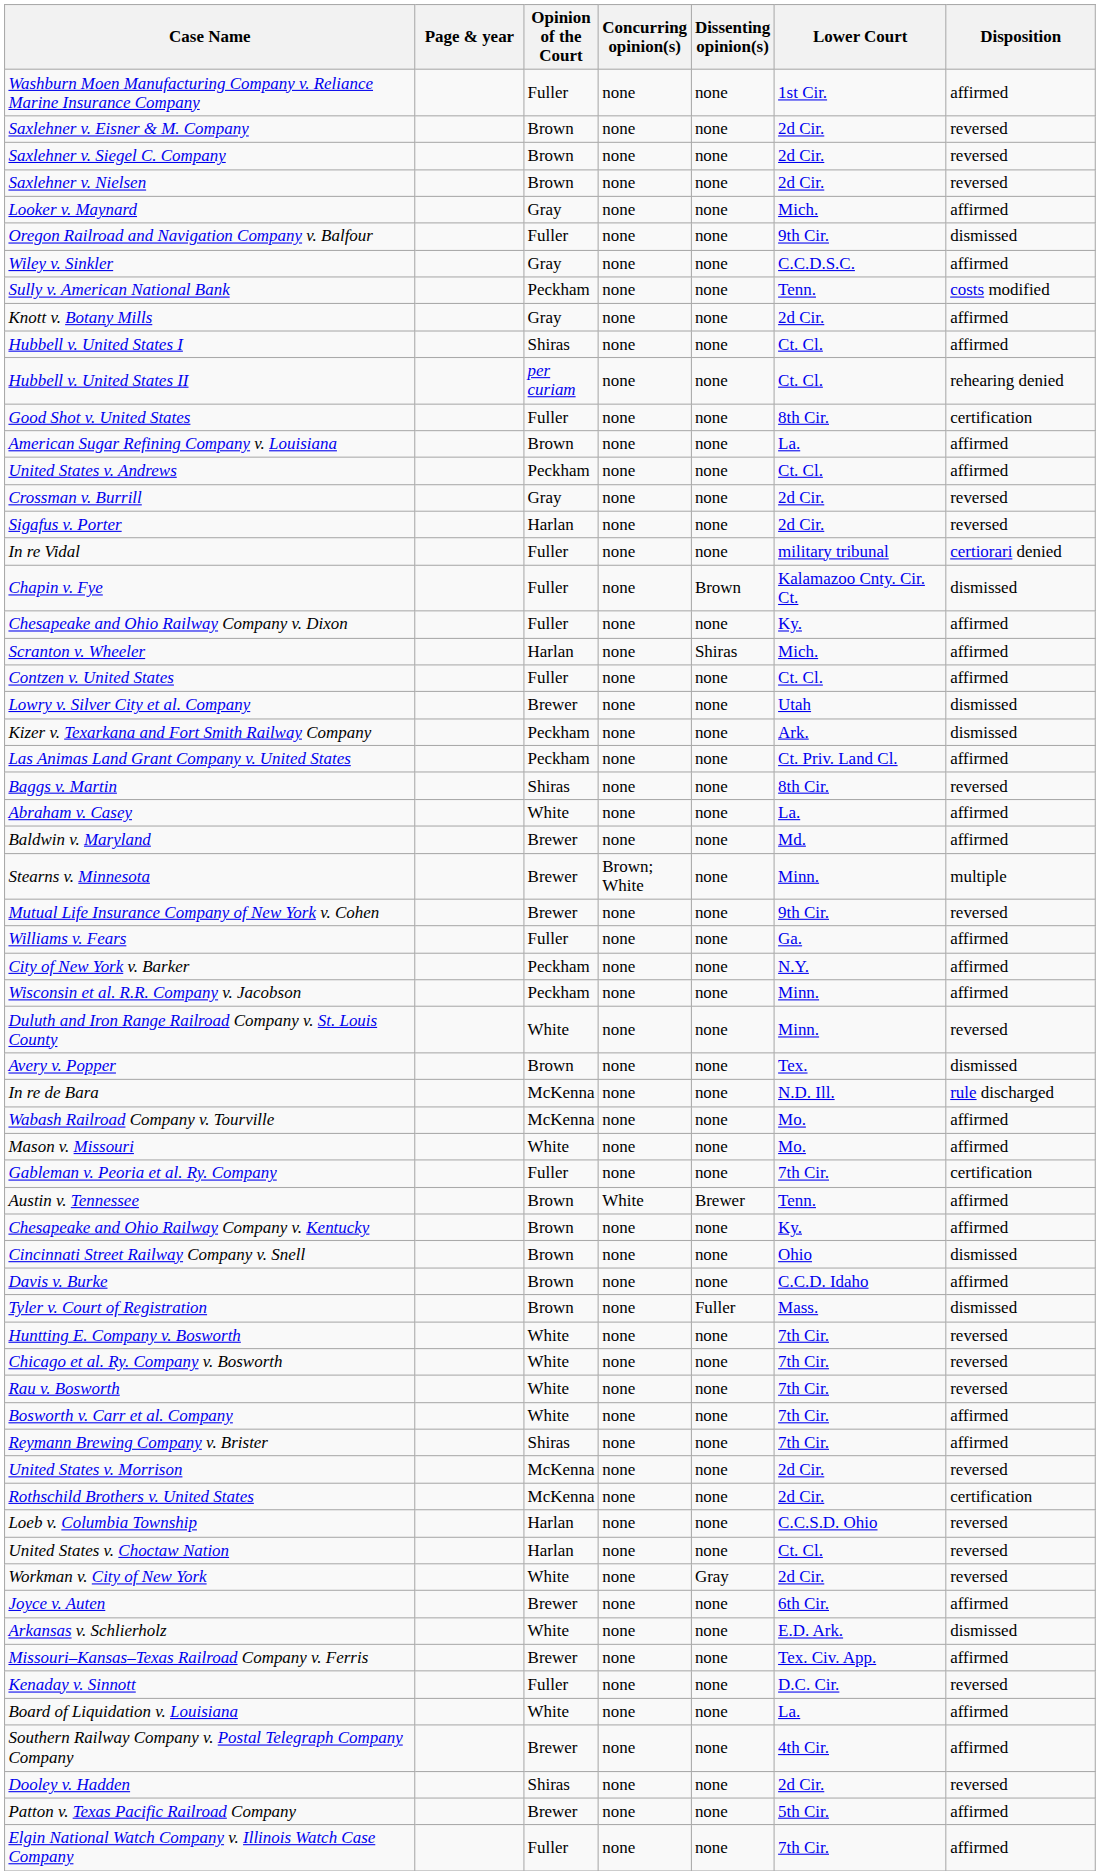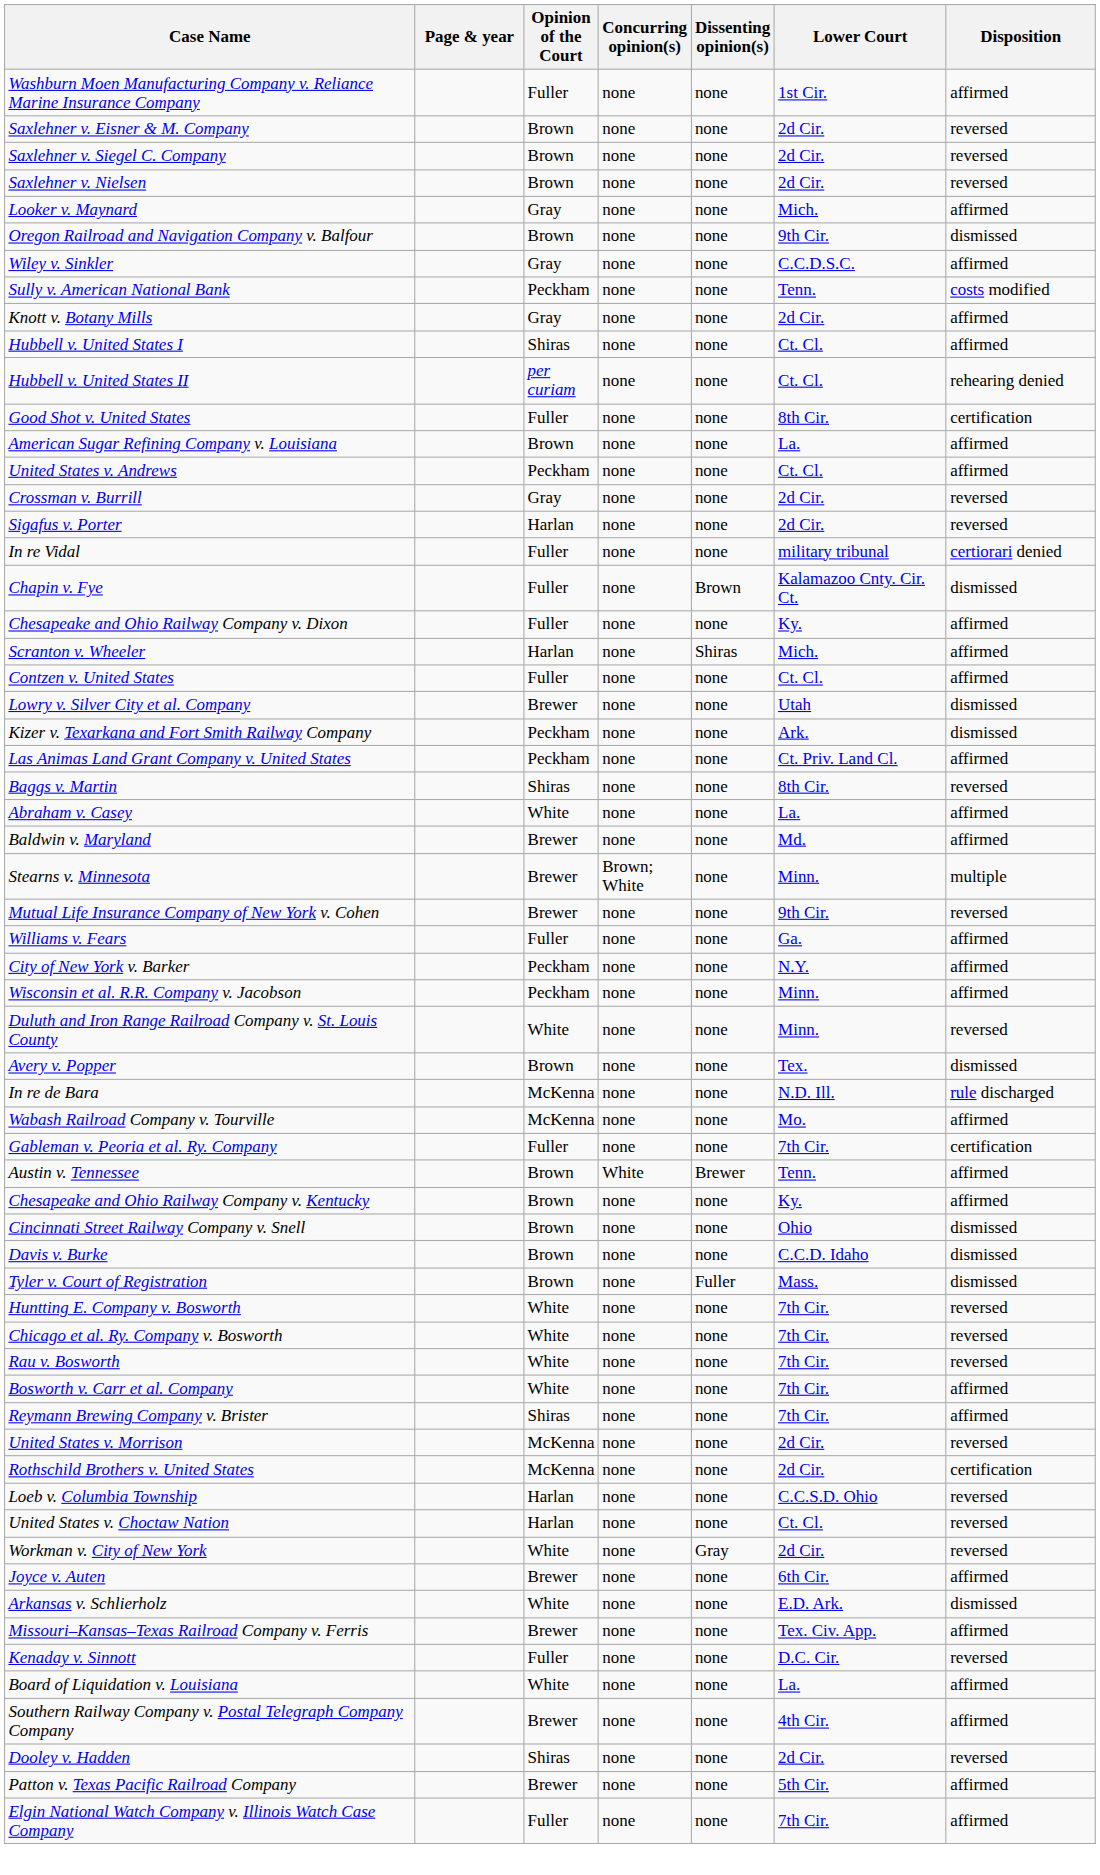(548, 236) Fuller -> (551, 236) Brown
- row: (71, 1146)
(979, 1281) affirmed -> (984, 1254) dismissed
